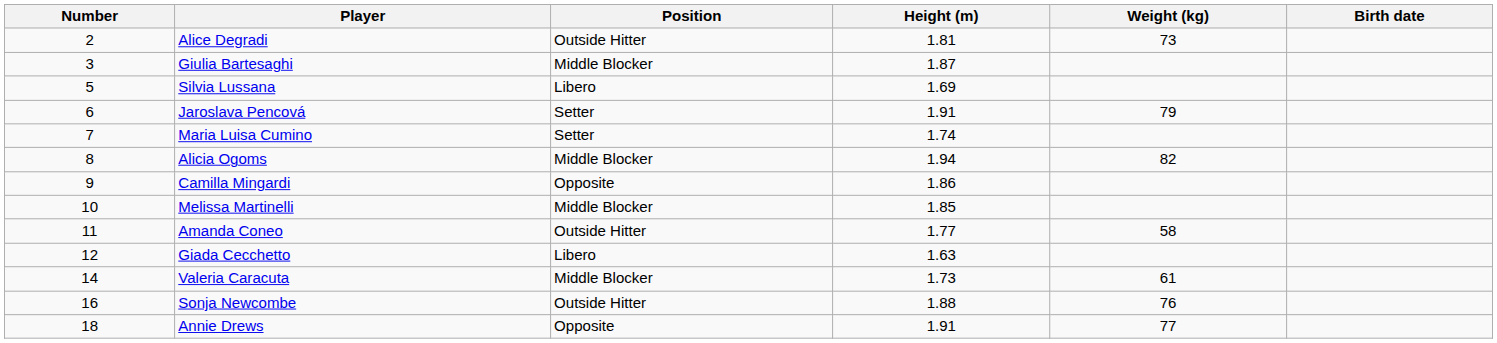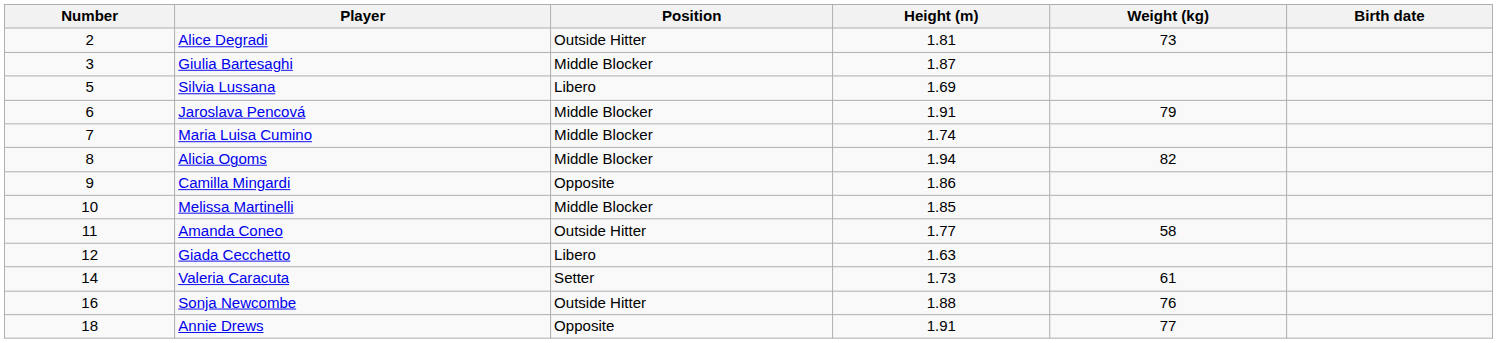(574, 111) Setter -> (603, 111) Middle Blocker
(574, 135) Setter -> (603, 135) Middle Blocker
(603, 278) Middle Blocker -> (574, 278) Setter
